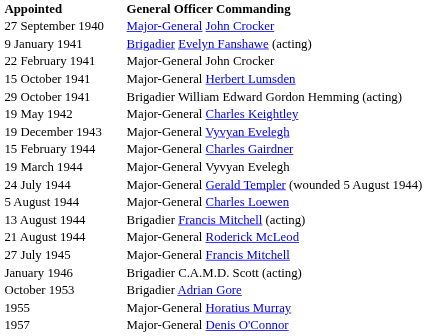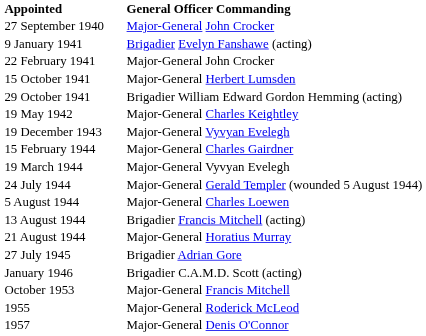(213, 237) Major-General Roderick McLeod -> (209, 237) Major-General Horatius Murray
(208, 255) Major-General Francis Mitchell -> (184, 255) Brigadier Adrian Gore
(184, 290) Brigadier Adrian Gore -> (208, 290) Major-General Francis Mitchell
(209, 307) Major-General Horatius Murray -> (213, 307) Major-General Roderick McLeod
